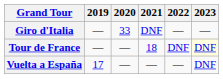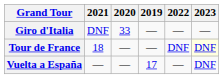columns swapped: (98, 13) <-> (151, 13)
